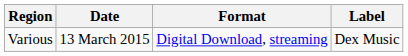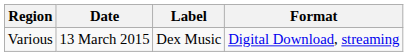columns swapped: (367, 16) <-> (242, 16)
